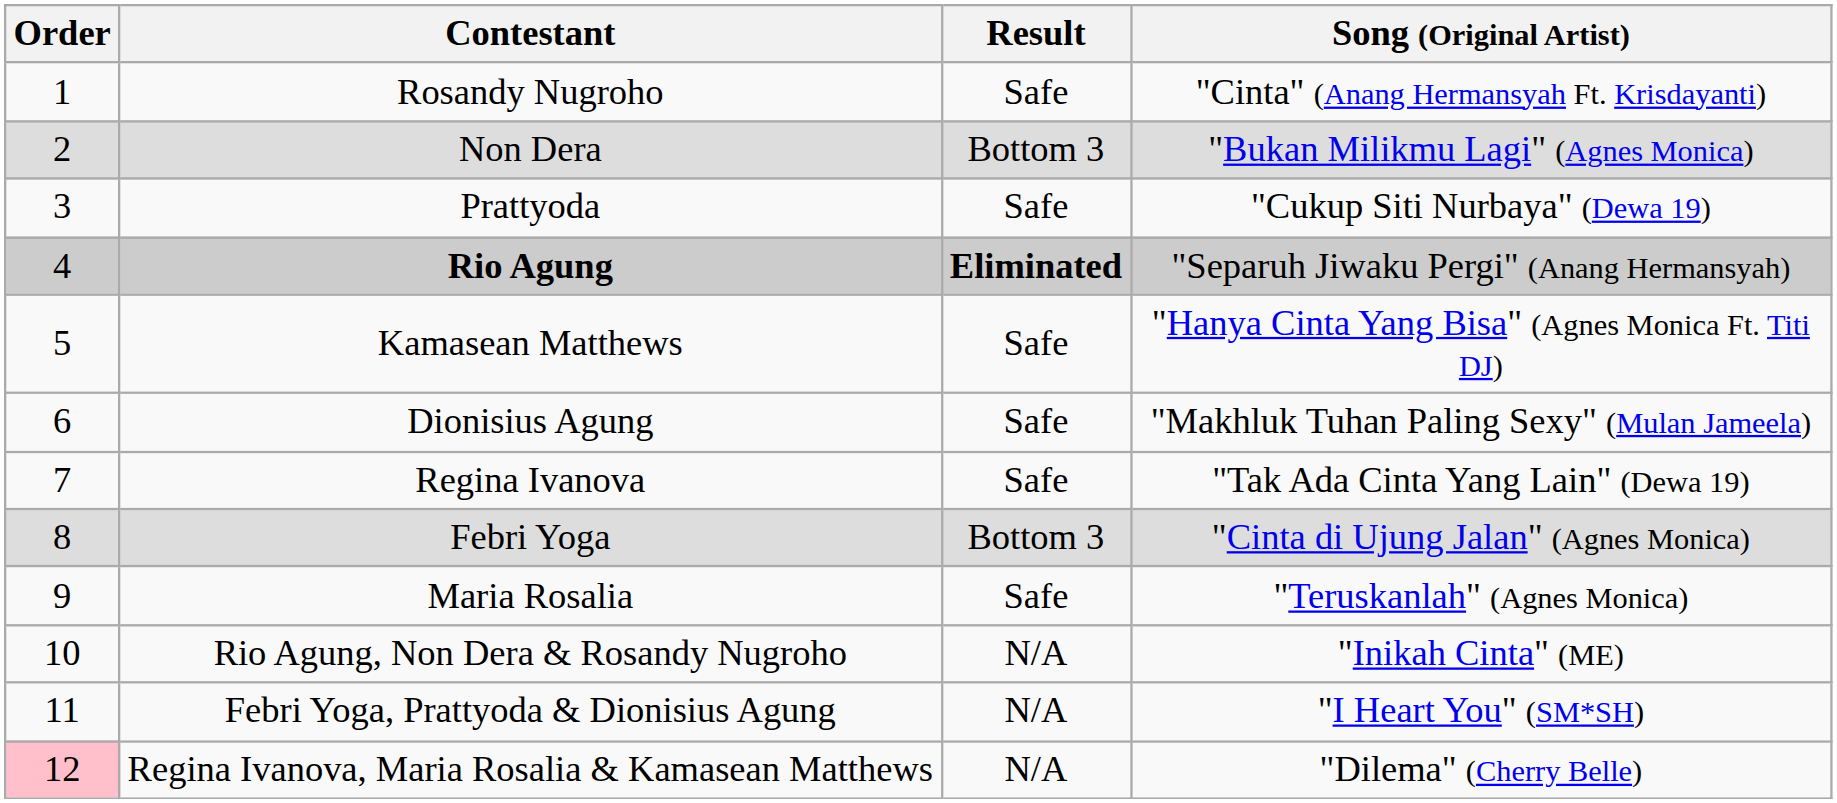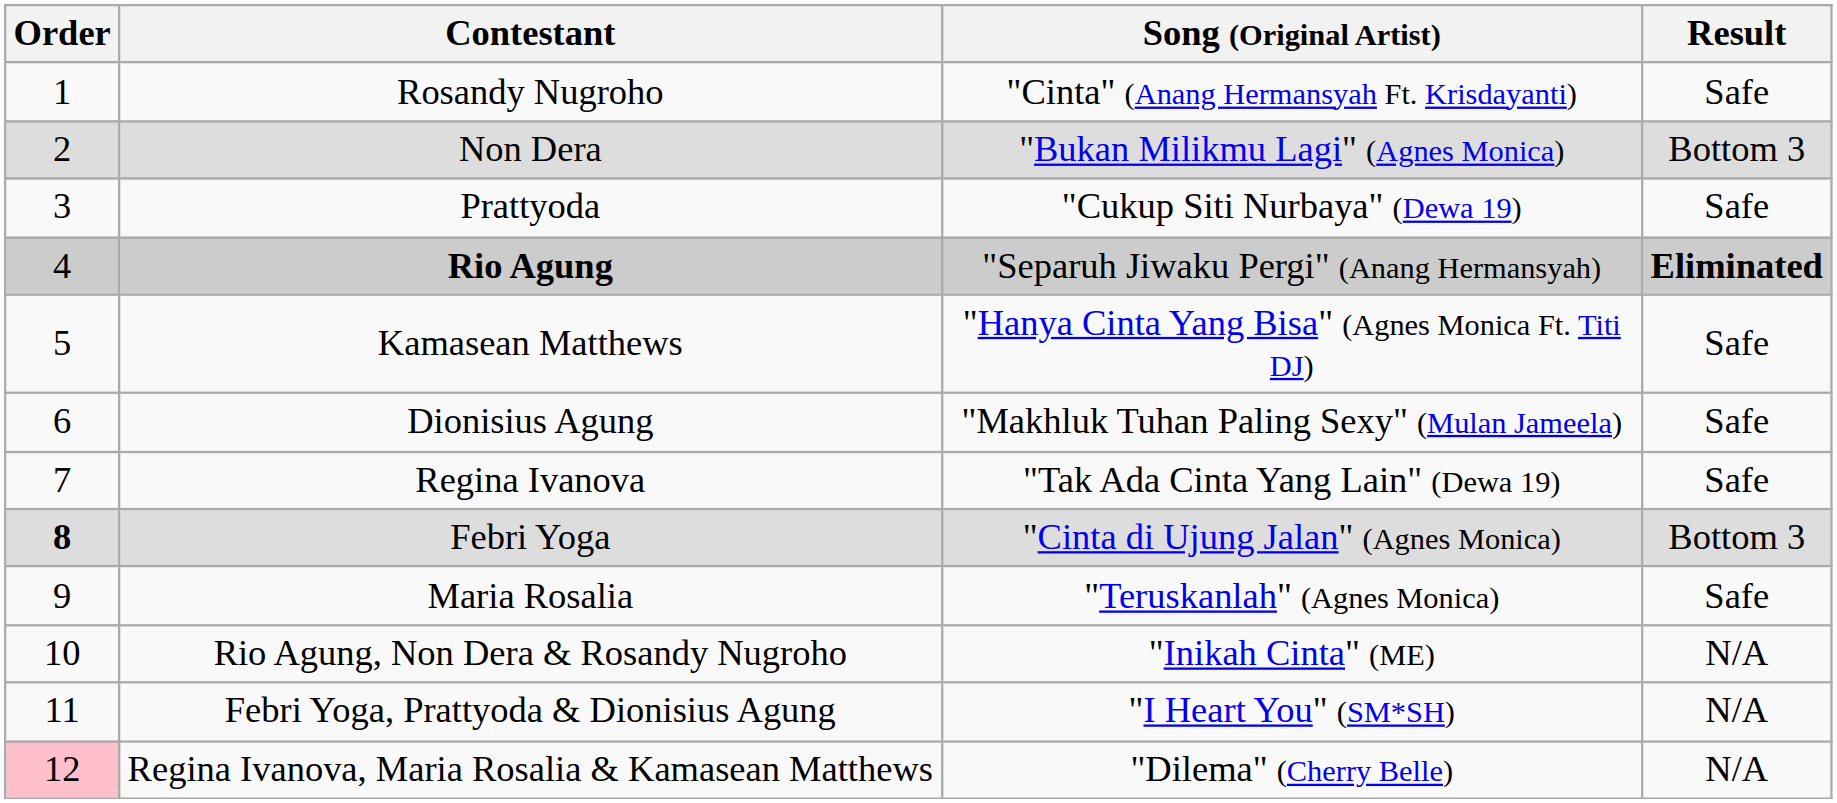columns swapped: (1481, 33) <-> (1036, 33)
(62, 537) normal -> (62, 537) bold
